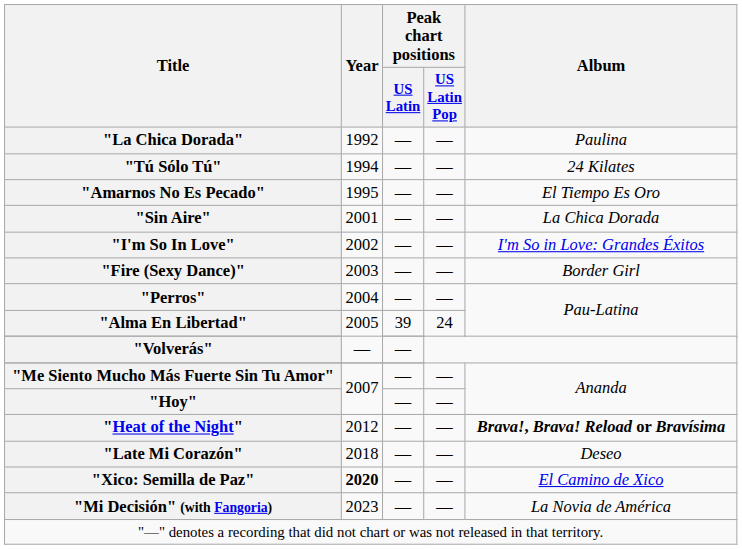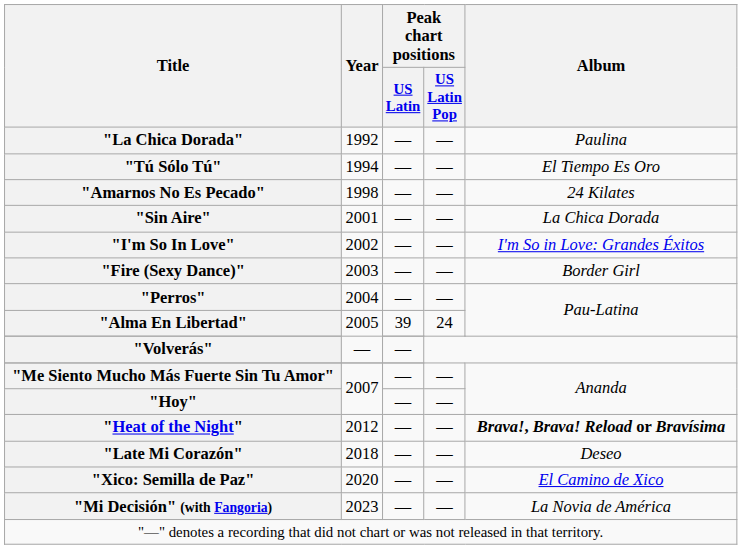(601, 166) 24 Kilates -> (601, 166) El Tiempo Es Oro
(362, 192) 1995 -> (362, 192) 1998
(601, 192) El Tiempo Es Oro -> (601, 192) 24 Kilates
(362, 480) bold -> (362, 480) normal
